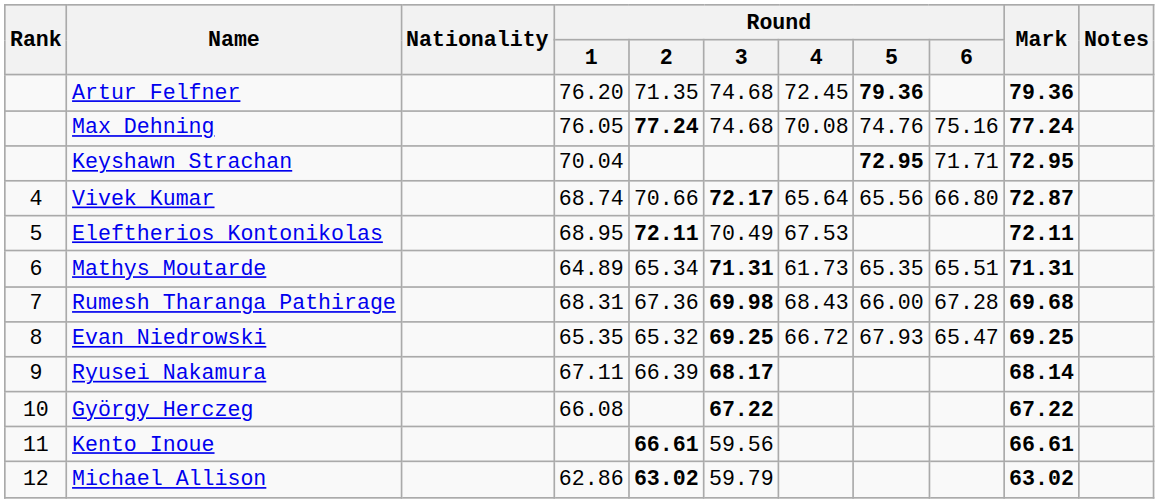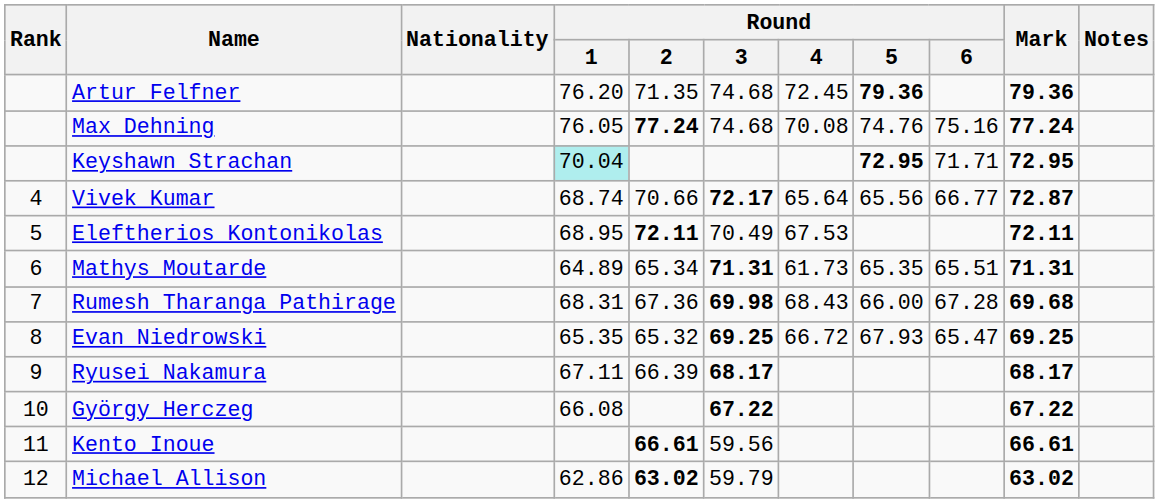(591, 163) no background -> (591, 163) paleturquoise background
(966, 198) 66.80 -> (966, 198) 66.77
(1041, 374) 68.14 -> (1041, 374) 68.17
